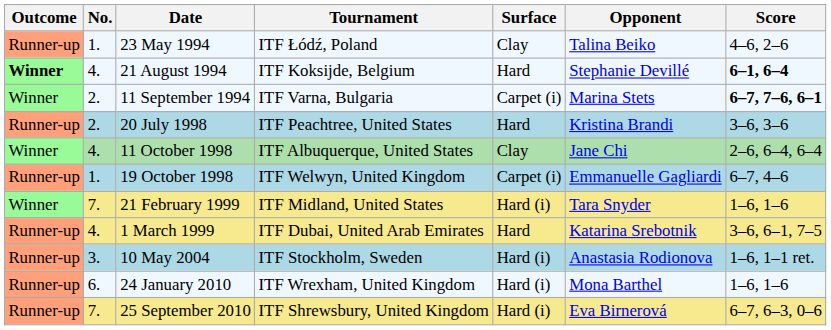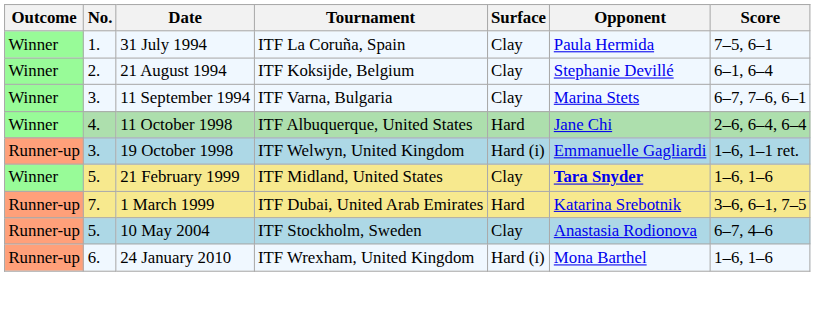- row: (165, 44)
+ row: (164, 44)
(36, 71) bold -> (33, 71) normal
(94, 71) 4. -> (94, 71) 2.
(513, 71) Hard -> (507, 71) Clay
(759, 71) bold -> (743, 71) normal
(94, 97) 2. -> (94, 97) 3.
(529, 97) Carpet (i) -> (507, 97) Clay
(776, 97) bold -> (760, 97) normal
- row: (164, 124)
(512, 151) Clay -> (508, 124) Hard
(94, 177) 1. -> (94, 151) 3.
(529, 177) Carpet (i) -> (518, 151) Hard (i)
(759, 177) 6–7, 4–6 -> (757, 151) 1–6, 1–1 ret.
(94, 204) 7. -> (94, 177) 5.
(523, 204) Hard (i) -> (507, 177) Clay
(610, 204) normal -> (599, 177) bold
(94, 230) 4. -> (94, 204) 7.
(94, 257) 3. -> (94, 230) 5.
(523, 257) Hard (i) -> (507, 230) Clay
(772, 257) 1–6, 1–1 ret. -> (743, 230) 6–7, 4–6
- row: (185, 310)
